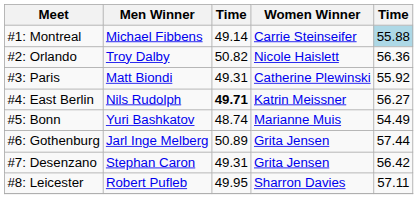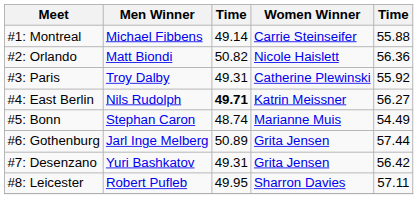(393, 36) lightblue background -> (393, 36) no background
(138, 57) Troy Dalby -> (139, 57) Matt Biondi
(139, 78) Matt Biondi -> (138, 78) Troy Dalby
(150, 120) Yuri Bashkatov -> (151, 120) Stephan Caron
(151, 162) Stephan Caron -> (150, 162) Yuri Bashkatov
